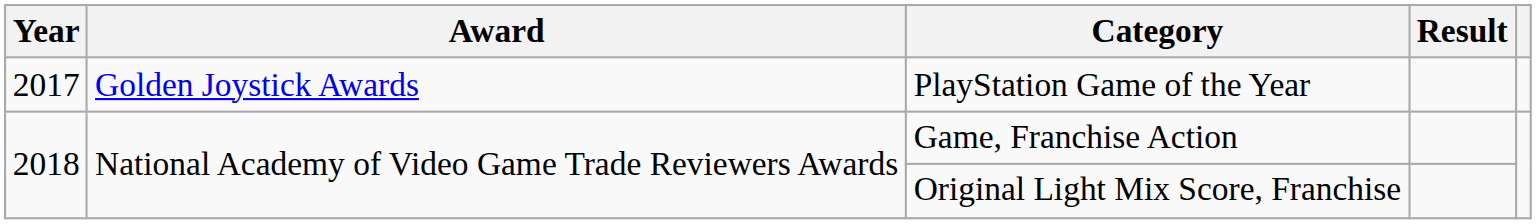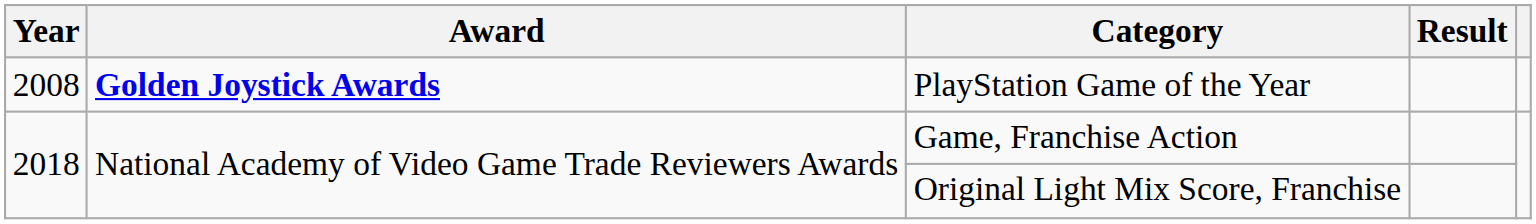(46, 84) 2017 -> (46, 84) 2008
(257, 84) normal -> (268, 84) bold
